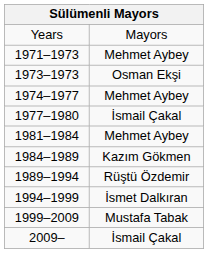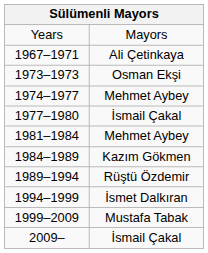+ row: (47, 55)
- row: (47, 55)
